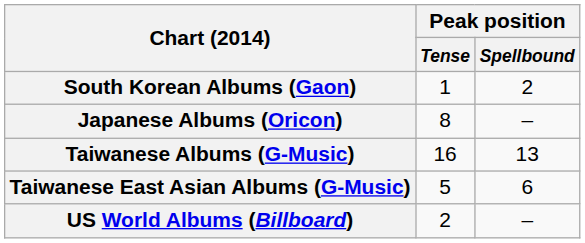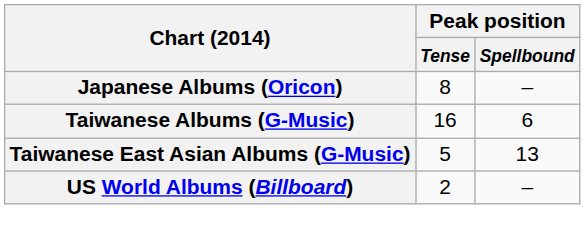- row: (210, 87)
(527, 154) 13 -> (527, 120) 6
(527, 187) 6 -> (527, 154) 13
